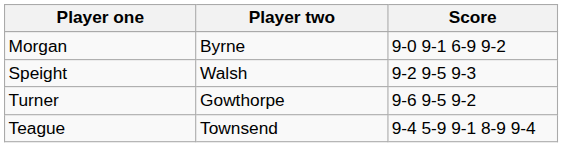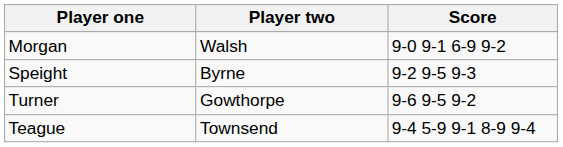(223, 45) Byrne -> (224, 45) Walsh
(224, 73) Walsh -> (223, 73) Byrne
